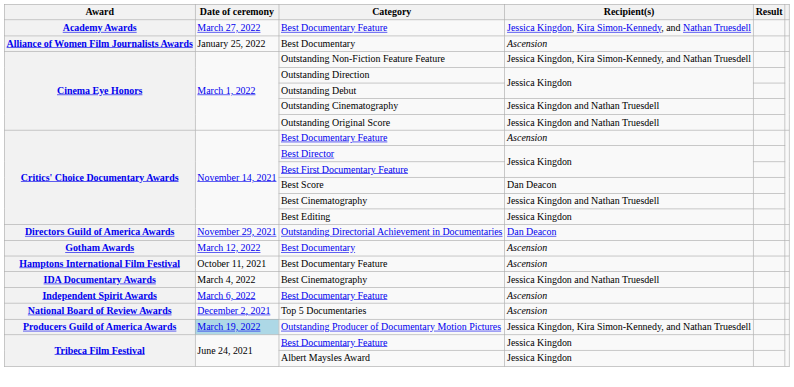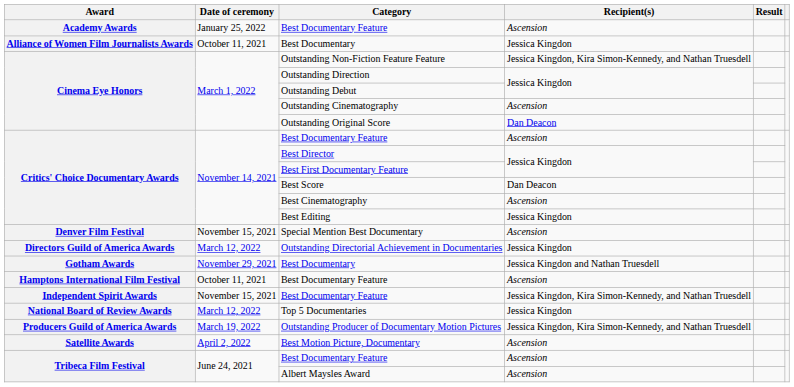(229, 28) March 27, 2022 -> (231, 28) January 25, 2022
(629, 28) Jessica Kingdon, Kira Simon-Kennedy, and Nathan Truesdell -> (527, 28) Ascension
(231, 43) January 25, 2022 -> (232, 43) October 11, 2021
(527, 43) Ascension -> (539, 43) Jessica Kingdon
(583, 106) Jessica Kingdon and Nathan Truesdell -> (527, 106) Ascension
(583, 122) Jessica Kingdon and Nathan Truesdell -> (532, 122) Dan Deacon
(583, 201) Jessica Kingdon and Nathan Truesdell -> (527, 201) Ascension
+ row: (100, 232)
(237, 232) November 29, 2021 -> (229, 248) March 12, 2022
(532, 232) Dan Deacon -> (539, 248) Jessica Kingdon
(229, 248) March 12, 2022 -> (237, 264) November 29, 2021
(527, 248) Ascension -> (583, 264) Jessica Kingdon and Nathan Truesdell
- row: (100, 279)
(226, 295) March 6, 2022 -> (237, 295) November 15, 2021
(527, 295) Ascension -> (629, 295) Jessica Kingdon, Kira Simon-Kennedy, and Nathan Truesdell
(234, 311) December 2, 2021 -> (229, 311) March 12, 2022
(527, 311) Ascension -> (539, 311) Jessica Kingdon
(229, 327) lightblue background -> (229, 327) no background
+ row: (100, 342)
(539, 342) Jessica Kingdon -> (527, 358) Ascension
(539, 358) Jessica Kingdon -> (527, 374) Ascension
